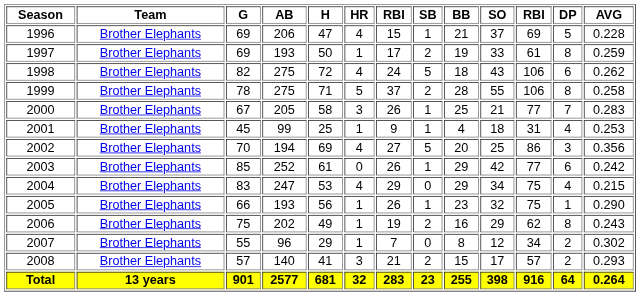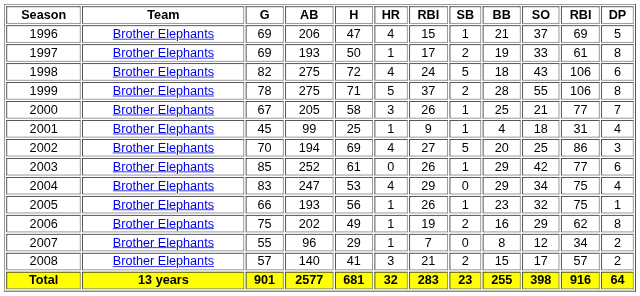- column: (609, 15)
